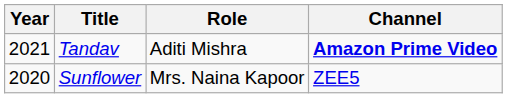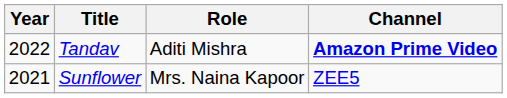(30, 48) 2021 -> (30, 48) 2022
(30, 78) 2020 -> (30, 78) 2021
